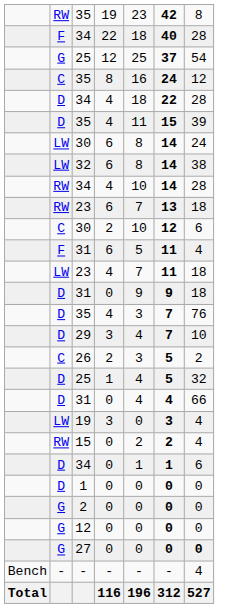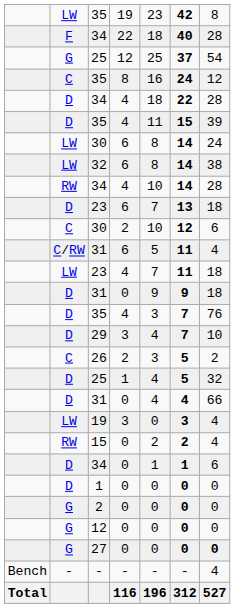(61, 15) RW -> (69, 15) LW
(61, 208) RW -> (69, 208) D
(61, 251) F -> (69, 251) C/RW
